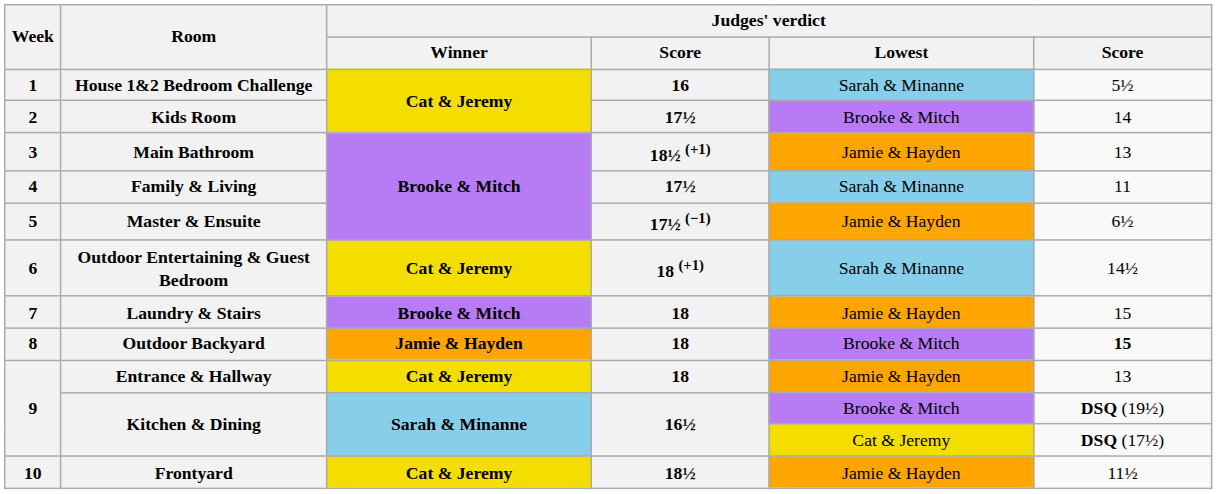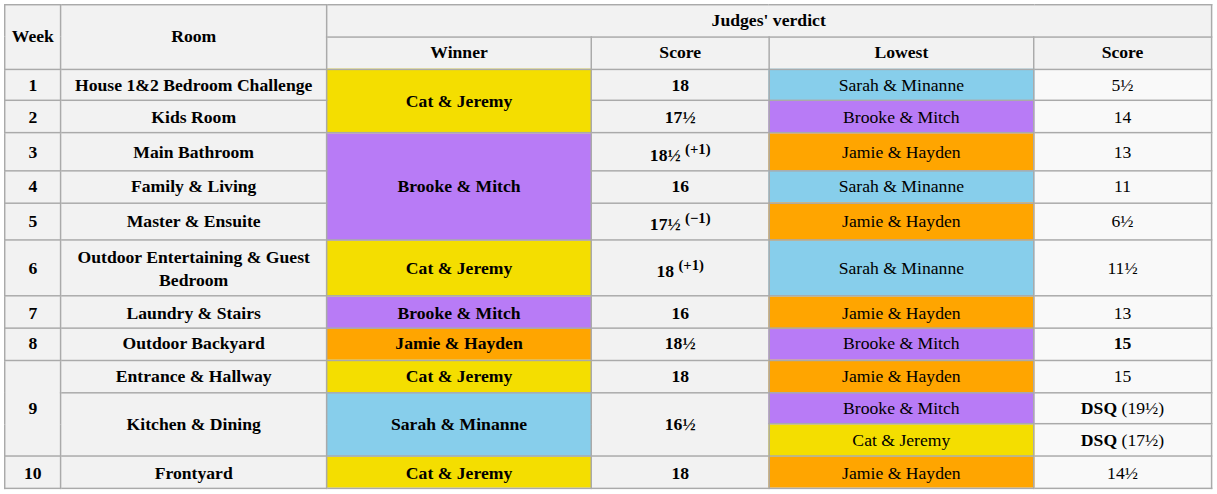(680, 85) 16 -> (680, 85) 18
(680, 187) 17½ -> (680, 187) 16
(1123, 268) 14½ -> (1123, 268) 11½
(680, 312) 18 -> (680, 312) 16
(1123, 312) 15 -> (1123, 312) 13
(680, 344) 18 -> (680, 344) 18½
(1123, 376) 13 -> (1123, 376) 15
(680, 472) 18½ -> (680, 472) 18
(1123, 472) 11½ -> (1123, 472) 14½
